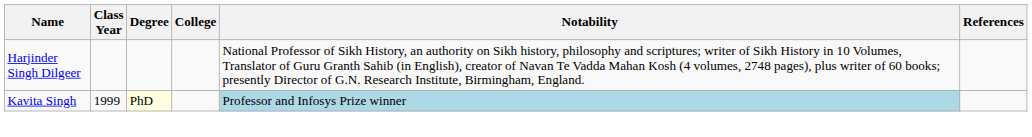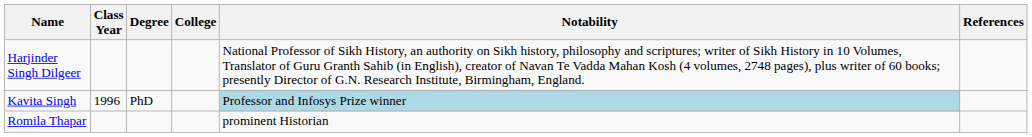(107, 100) 1999 -> (107, 100) 1996
(141, 100) lightyellow background -> (141, 100) no background
+ row: (47, 121)
